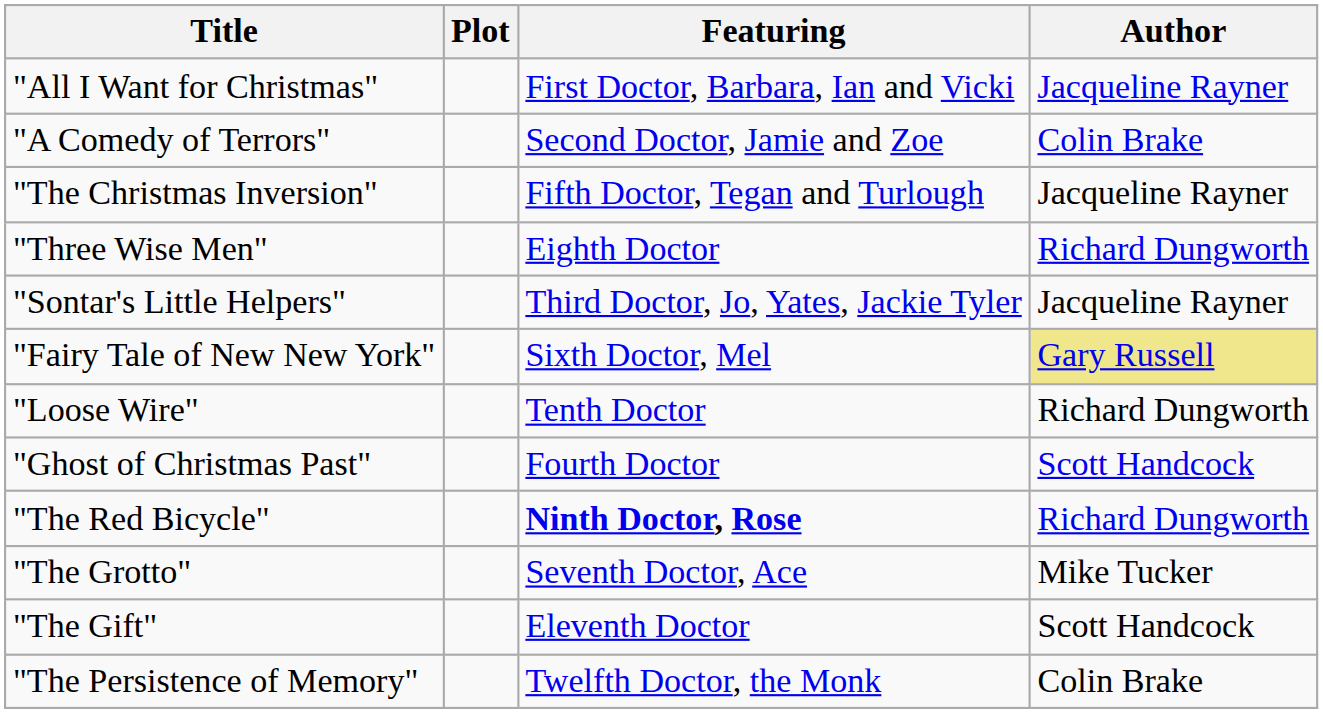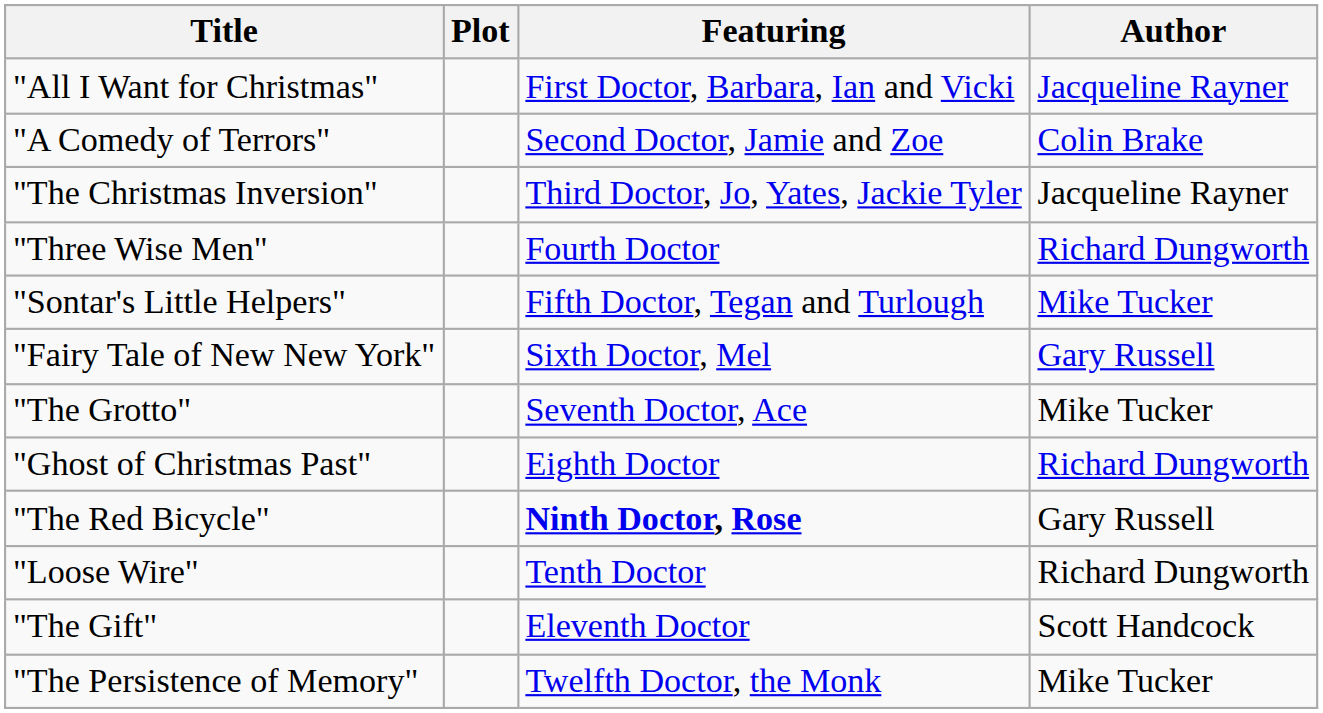(755, 193) Fifth Doctor, Tegan and Turlough -> (774, 193) Third Doctor, Jo, Yates, Jackie Tyler
(622, 247) Eighth Doctor -> (622, 247) Fourth Doctor
(774, 301) Third Doctor, Jo, Yates, Jackie Tyler -> (755, 301) Fifth Doctor, Tegan and Turlough
(1163, 301) Jacqueline Rayner -> (1125, 301) Mike Tucker
(1126, 355) khaki background -> (1126, 355) no background
rows swapped: (102, 572) <-> (106, 409)
(622, 463) Fourth Doctor -> (622, 463) Eighth Doctor
(1146, 463) Scott Handcock -> (1173, 463) Richard Dungworth
(1173, 517) Richard Dungworth -> (1126, 517) Gary Russell
(1120, 680) Colin Brake -> (1125, 680) Mike Tucker
